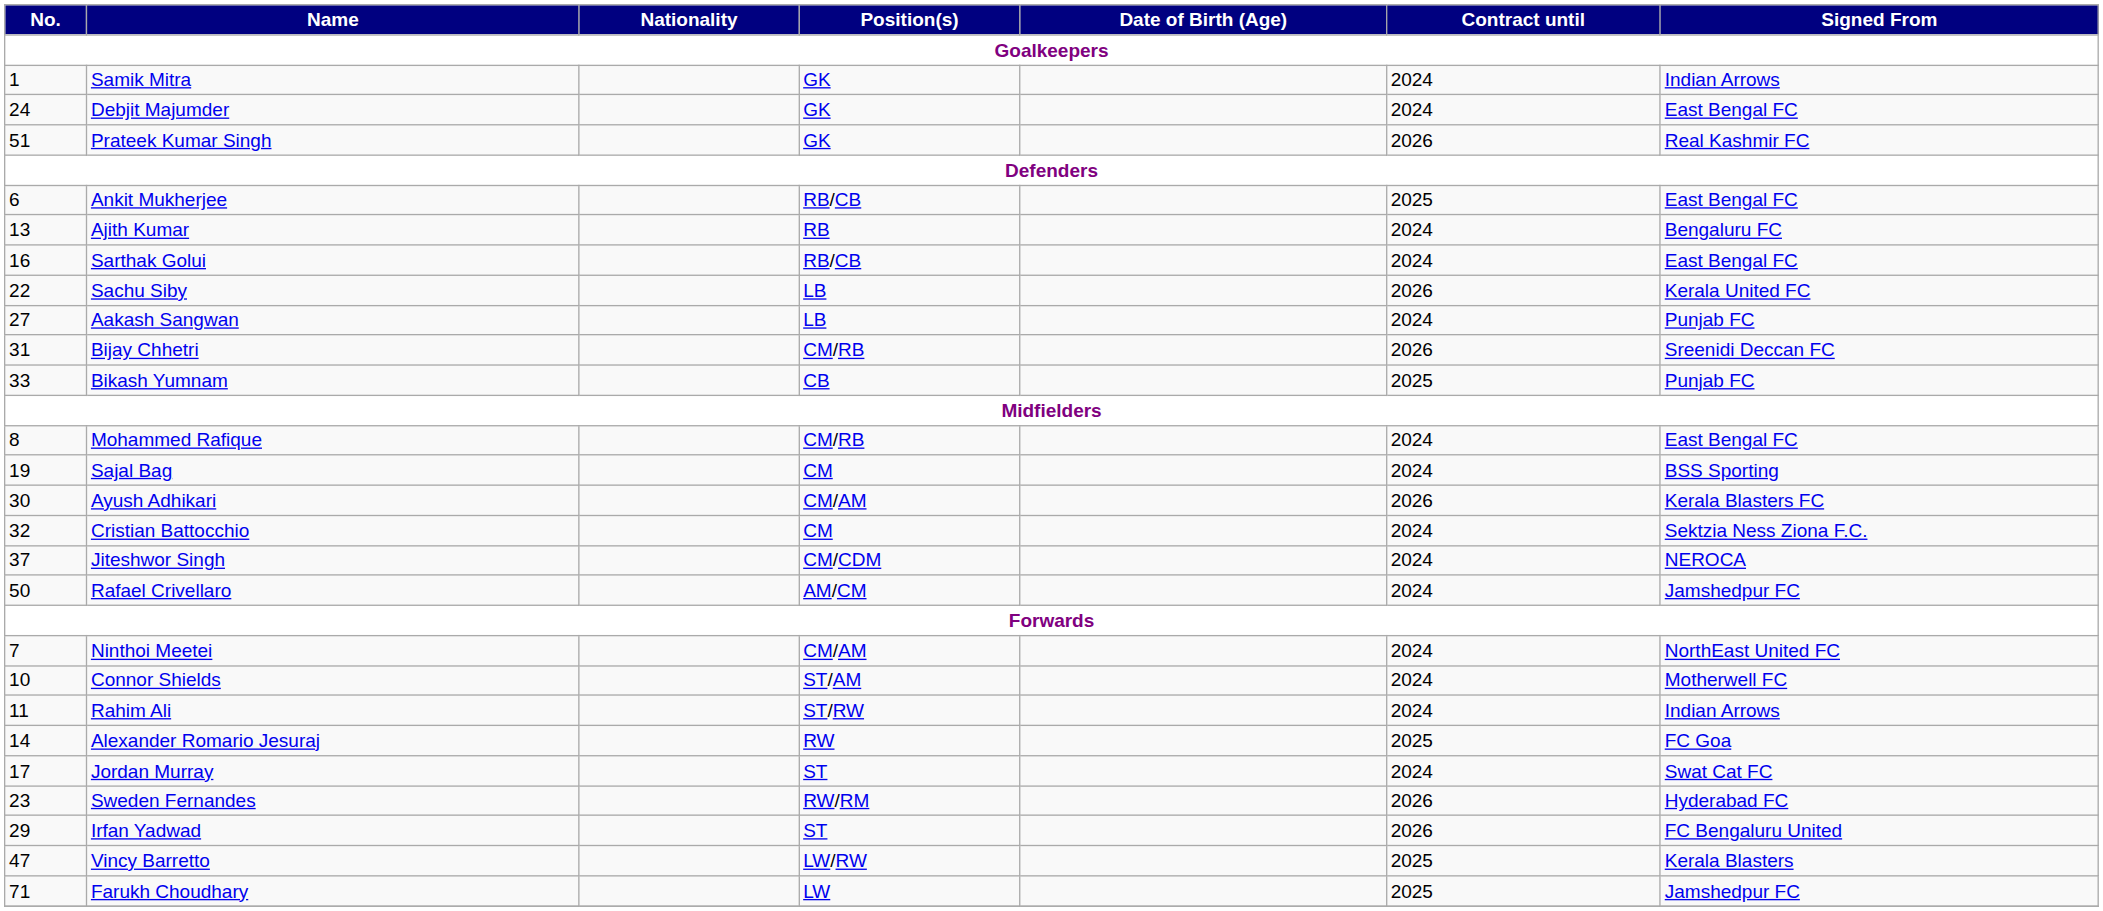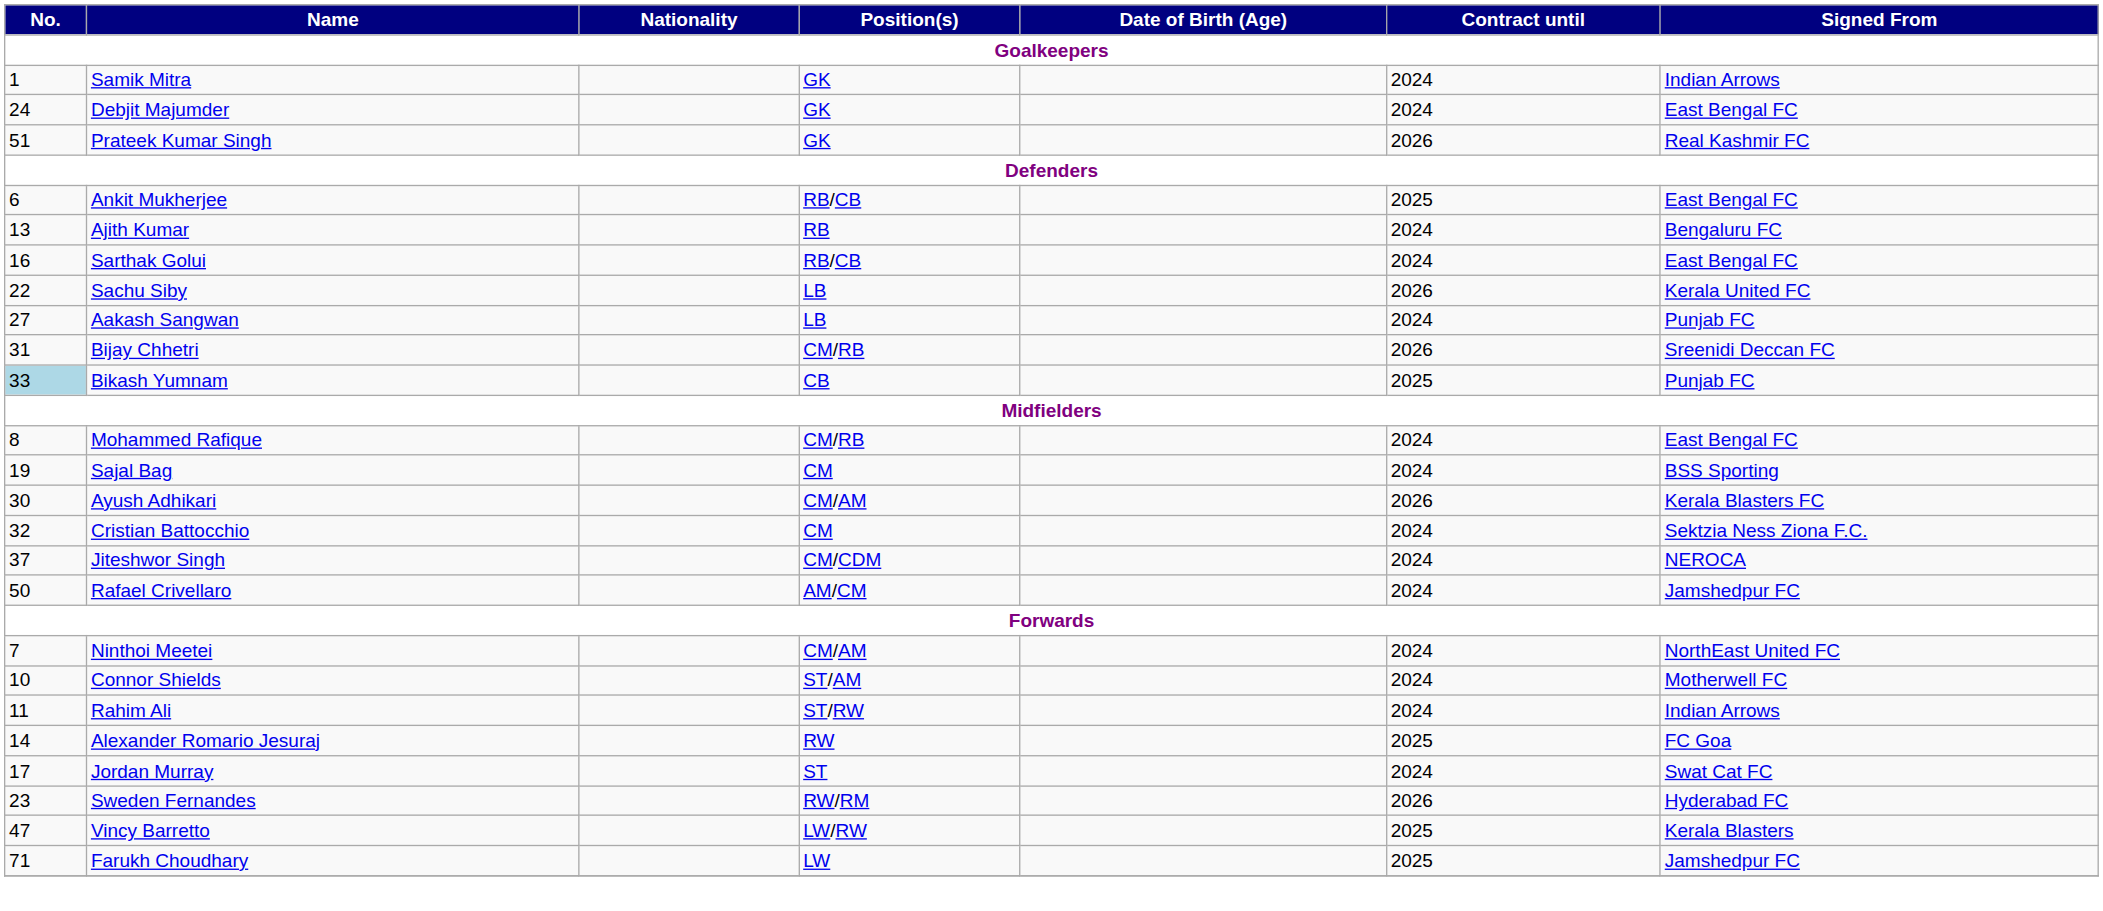(20, 380) no background -> (20, 380) lightblue background
- row: (146, 831)
